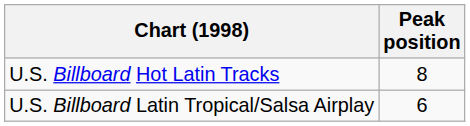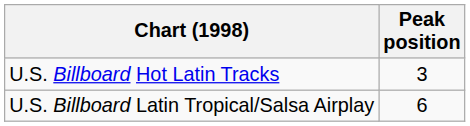(422, 74) 8 -> (422, 74) 3
